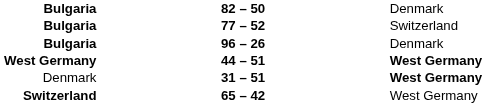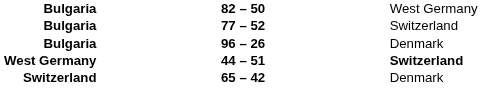(417, 8) Denmark -> (434, 8) West Germany
(436, 60) West Germany -> (426, 60) Switzerland
- row: (243, 78)
(434, 95) West Germany -> (417, 78) Denmark
